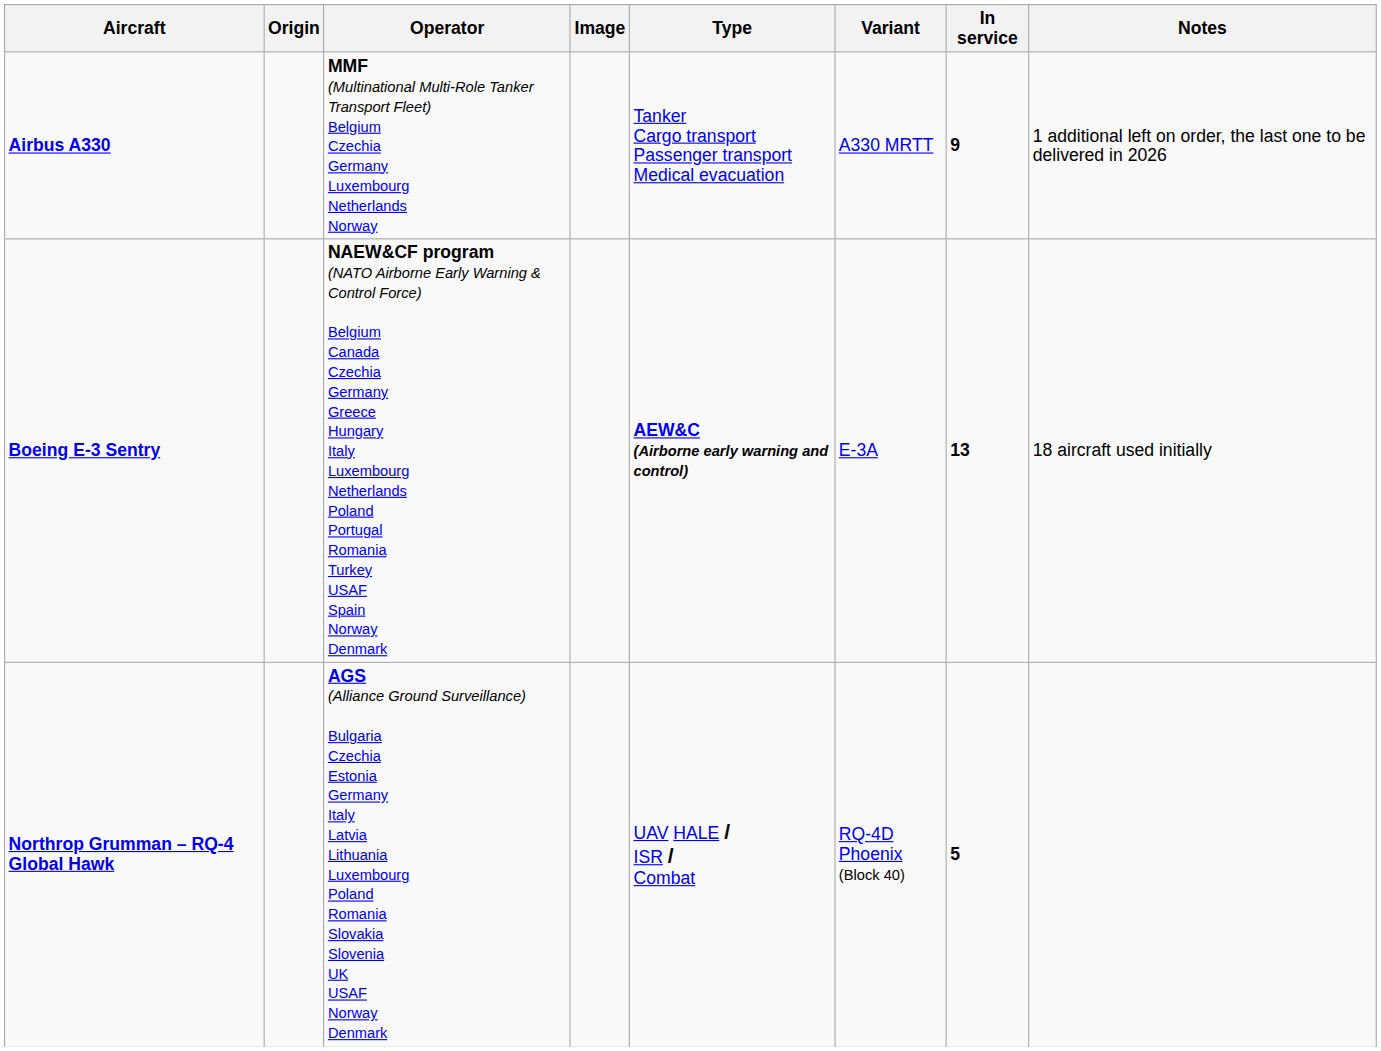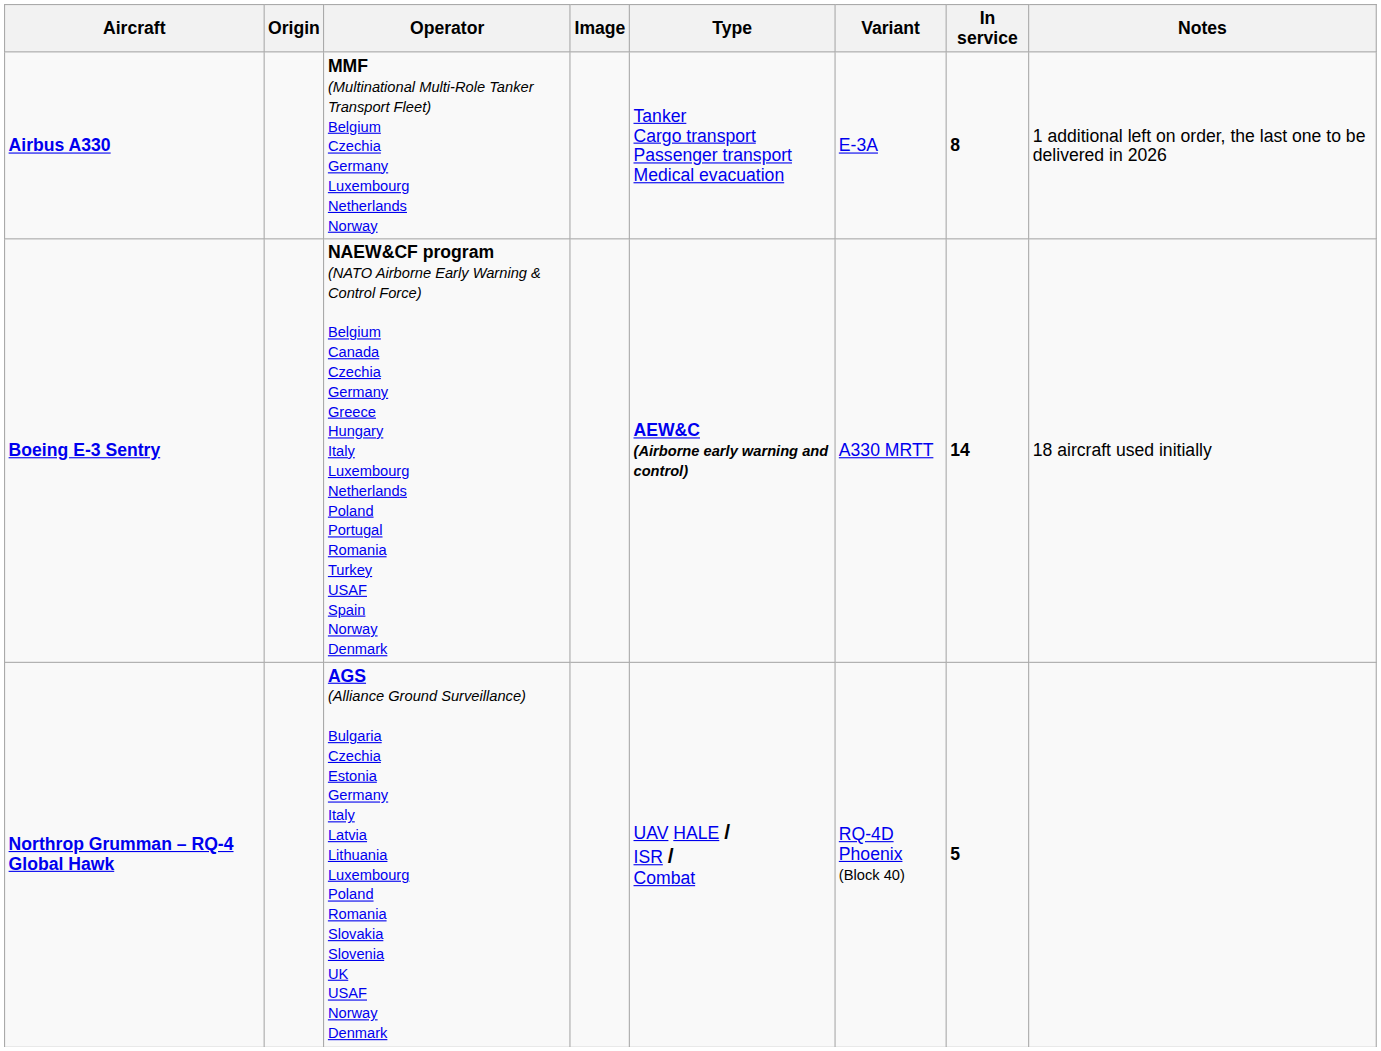(886, 145) A330 MRTT -> (858, 145) E-3A
(955, 145) 9 -> (955, 145) 8
(858, 450) E-3A -> (886, 450) A330 MRTT
(960, 450) 13 -> (960, 450) 14
